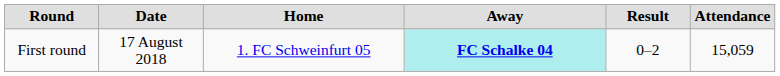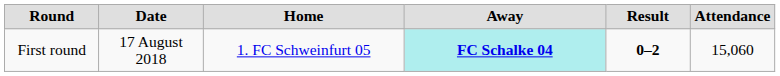(648, 50) normal -> (648, 50) bold
(733, 50) 15,059 -> (733, 50) 15,060
